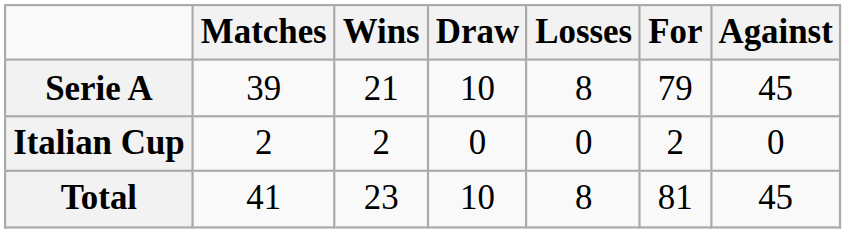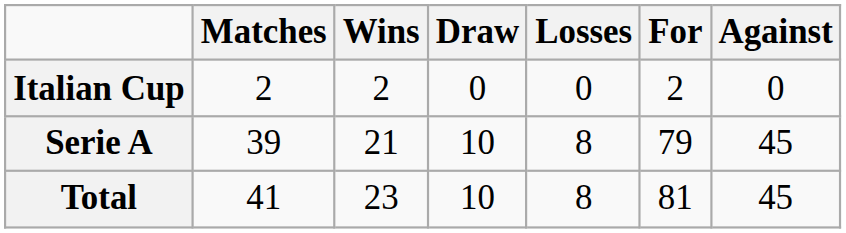rows swapped: (99, 87) <-> (99, 142)
